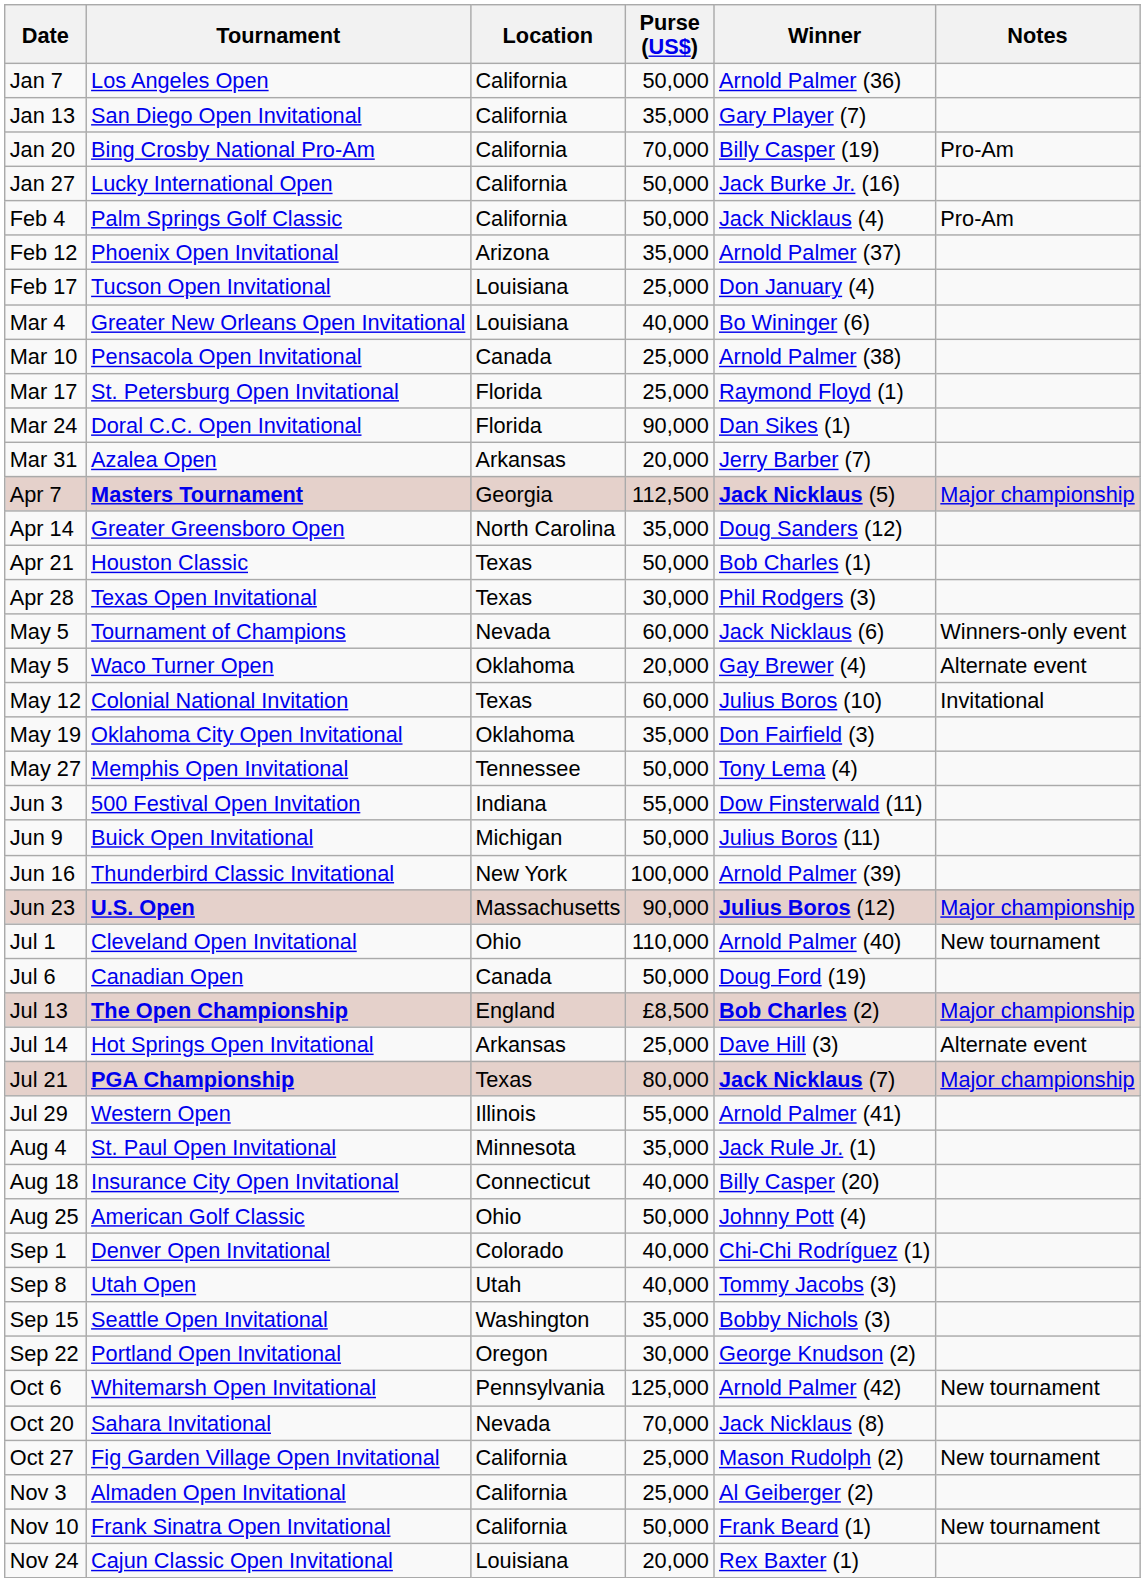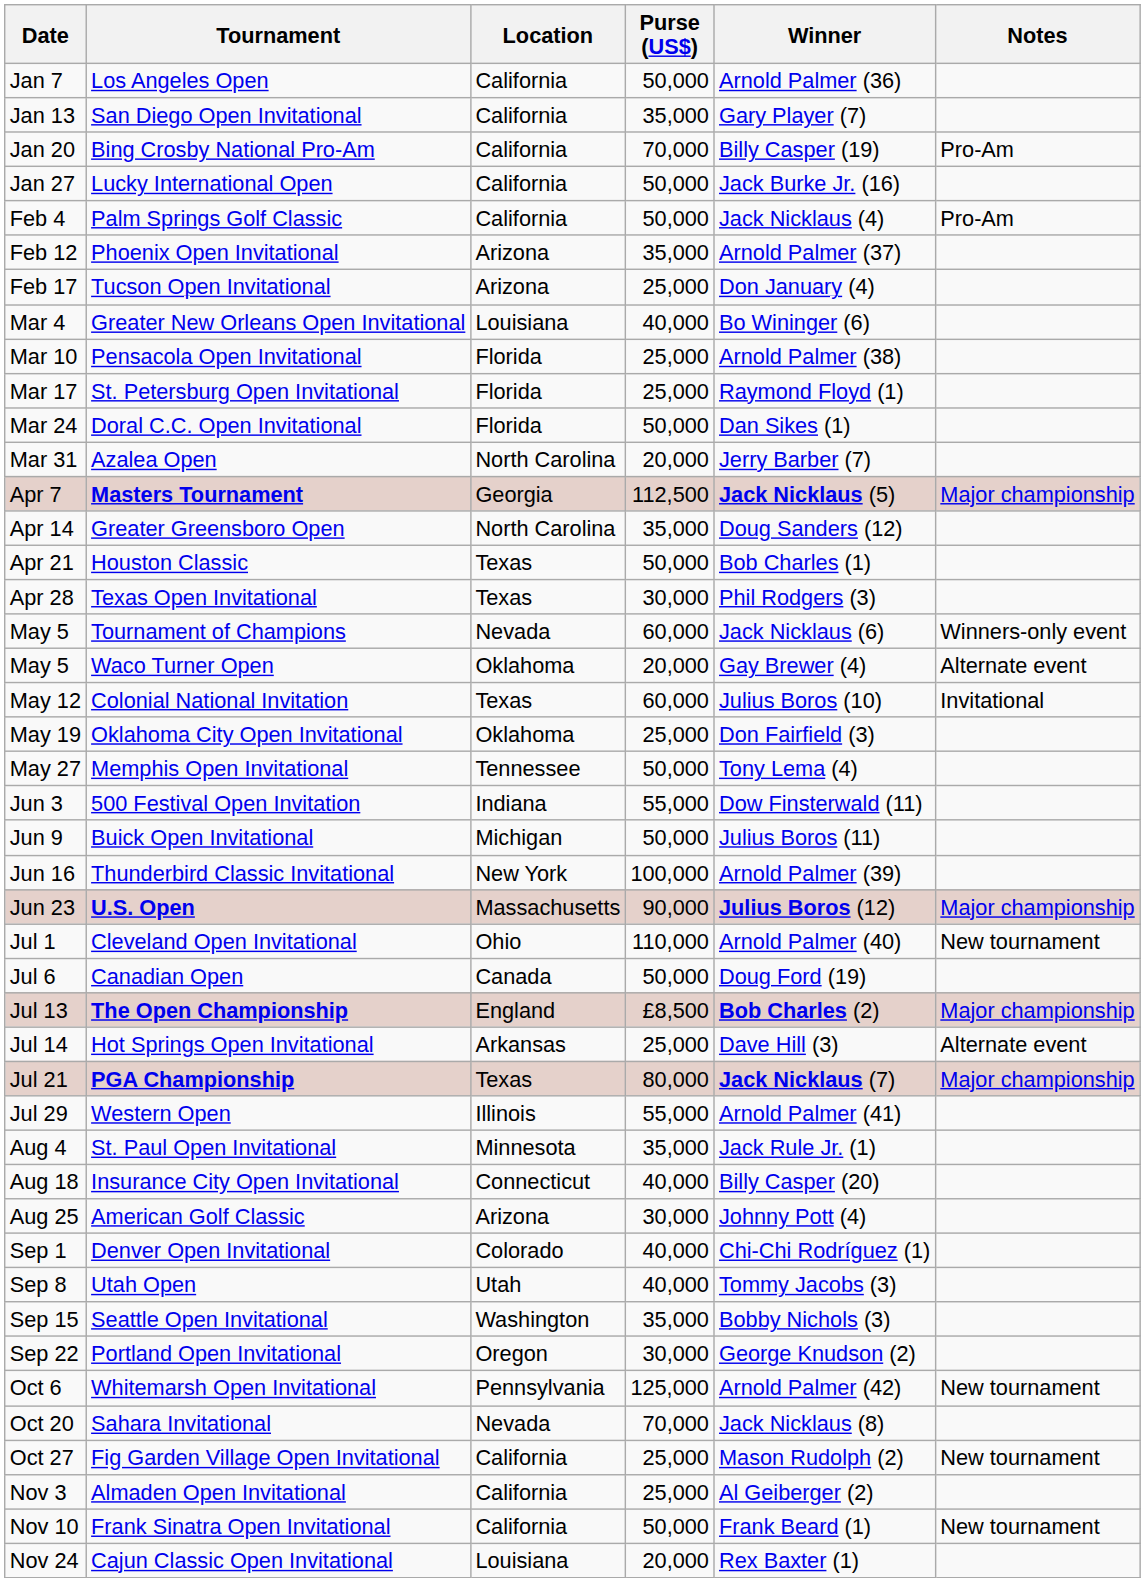(522, 287) Louisiana -> (512, 287) Arizona
(513, 356) Canada -> (509, 356) Florida
(676, 425) 90,000 -> (676, 425) 50,000
(521, 459) Arkansas -> (545, 459) North Carolina
(676, 735) 35,000 -> (676, 735) 25,000
(498, 1216) Ohio -> (512, 1216) Arizona
(676, 1216) 50,000 -> (676, 1216) 30,000
